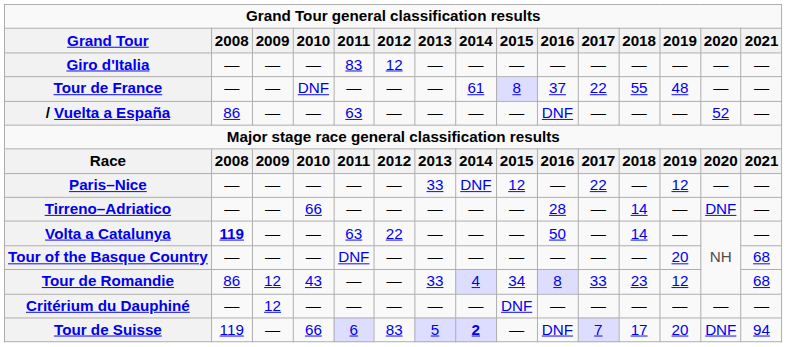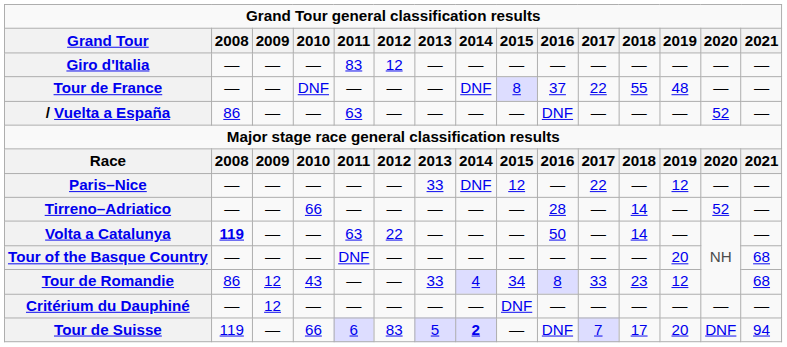(476, 88) 61 -> (476, 88) DNF
(721, 209) DNF -> (721, 209) 52
